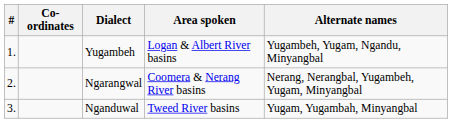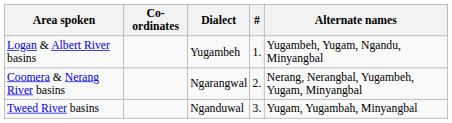columns swapped: (11, 20) <-> (204, 20)
